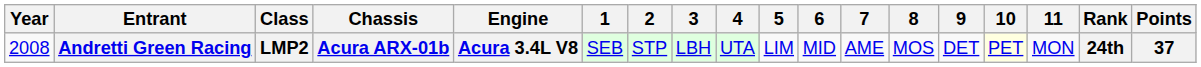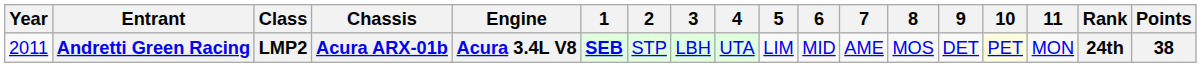(29, 47) 2008 -> (29, 47) 2011
(605, 47) normal -> (604, 47) bold
(1164, 47) 37 -> (1164, 47) 38
